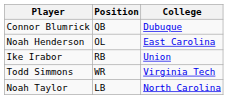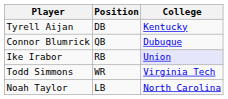+ row: (40, 27)
- row: (45, 42)
(157, 57) no background -> (157, 57) lavender background
